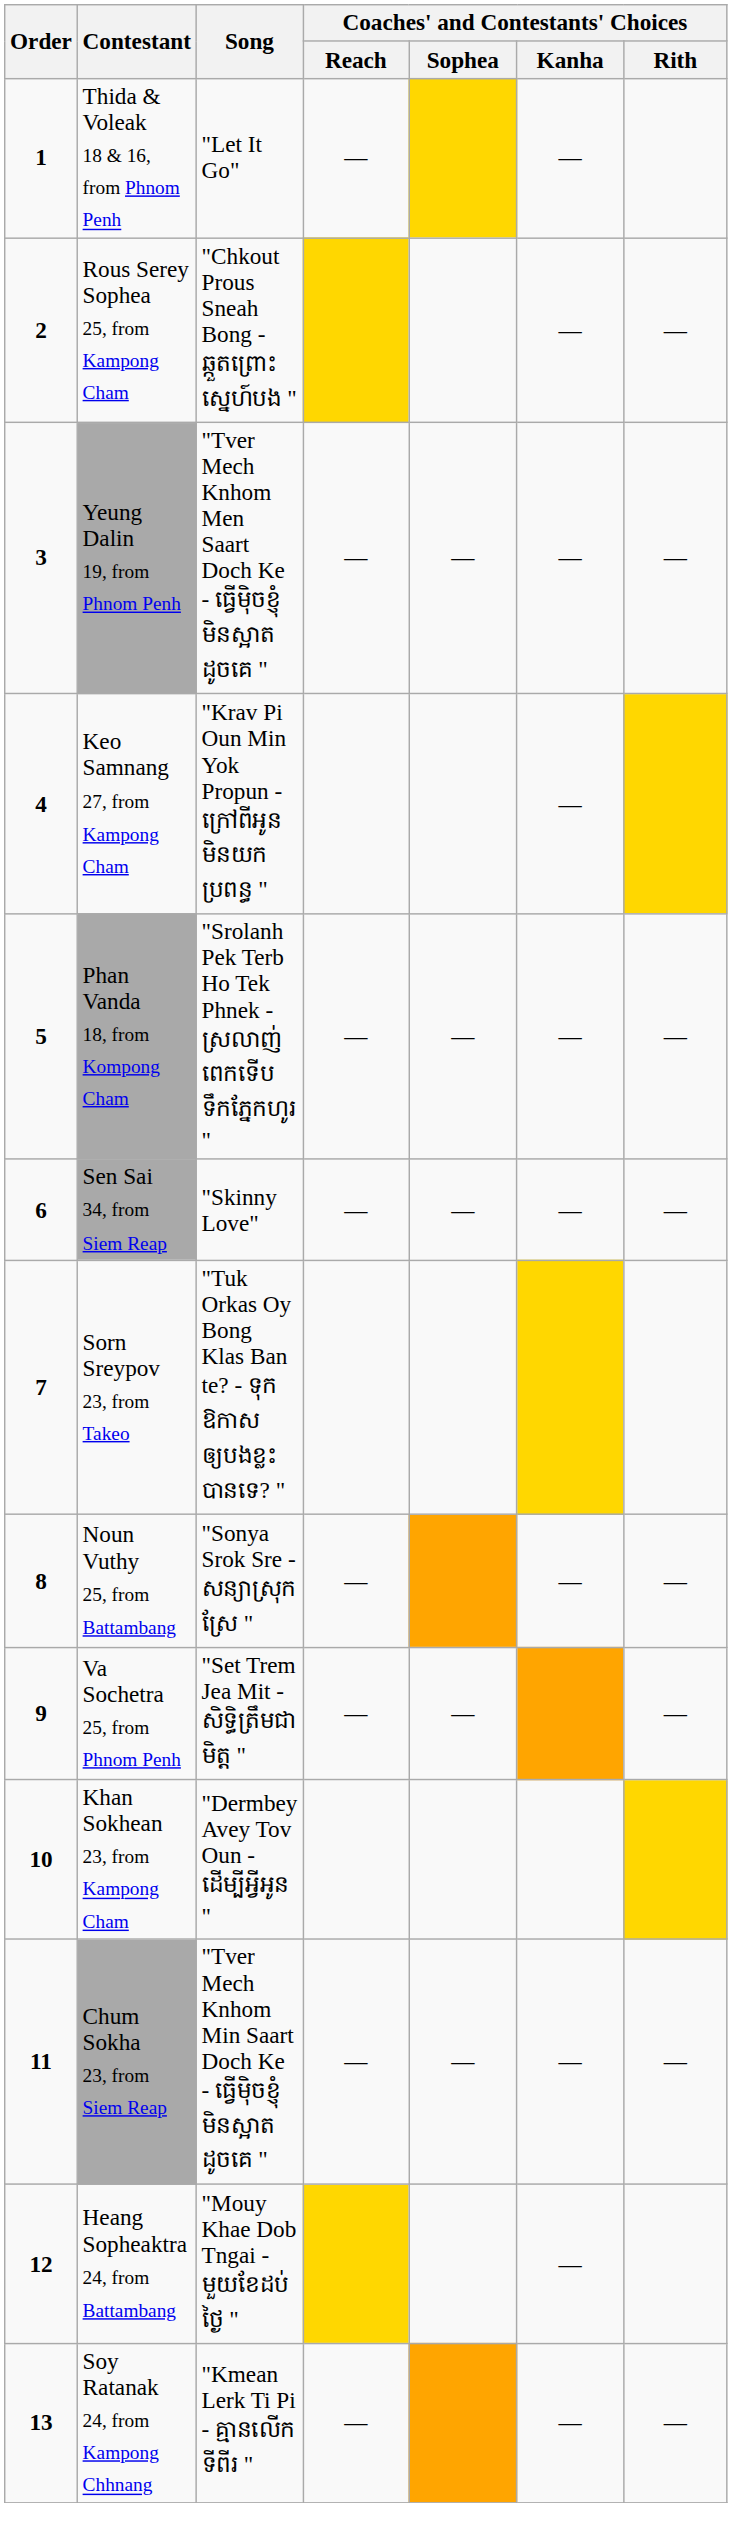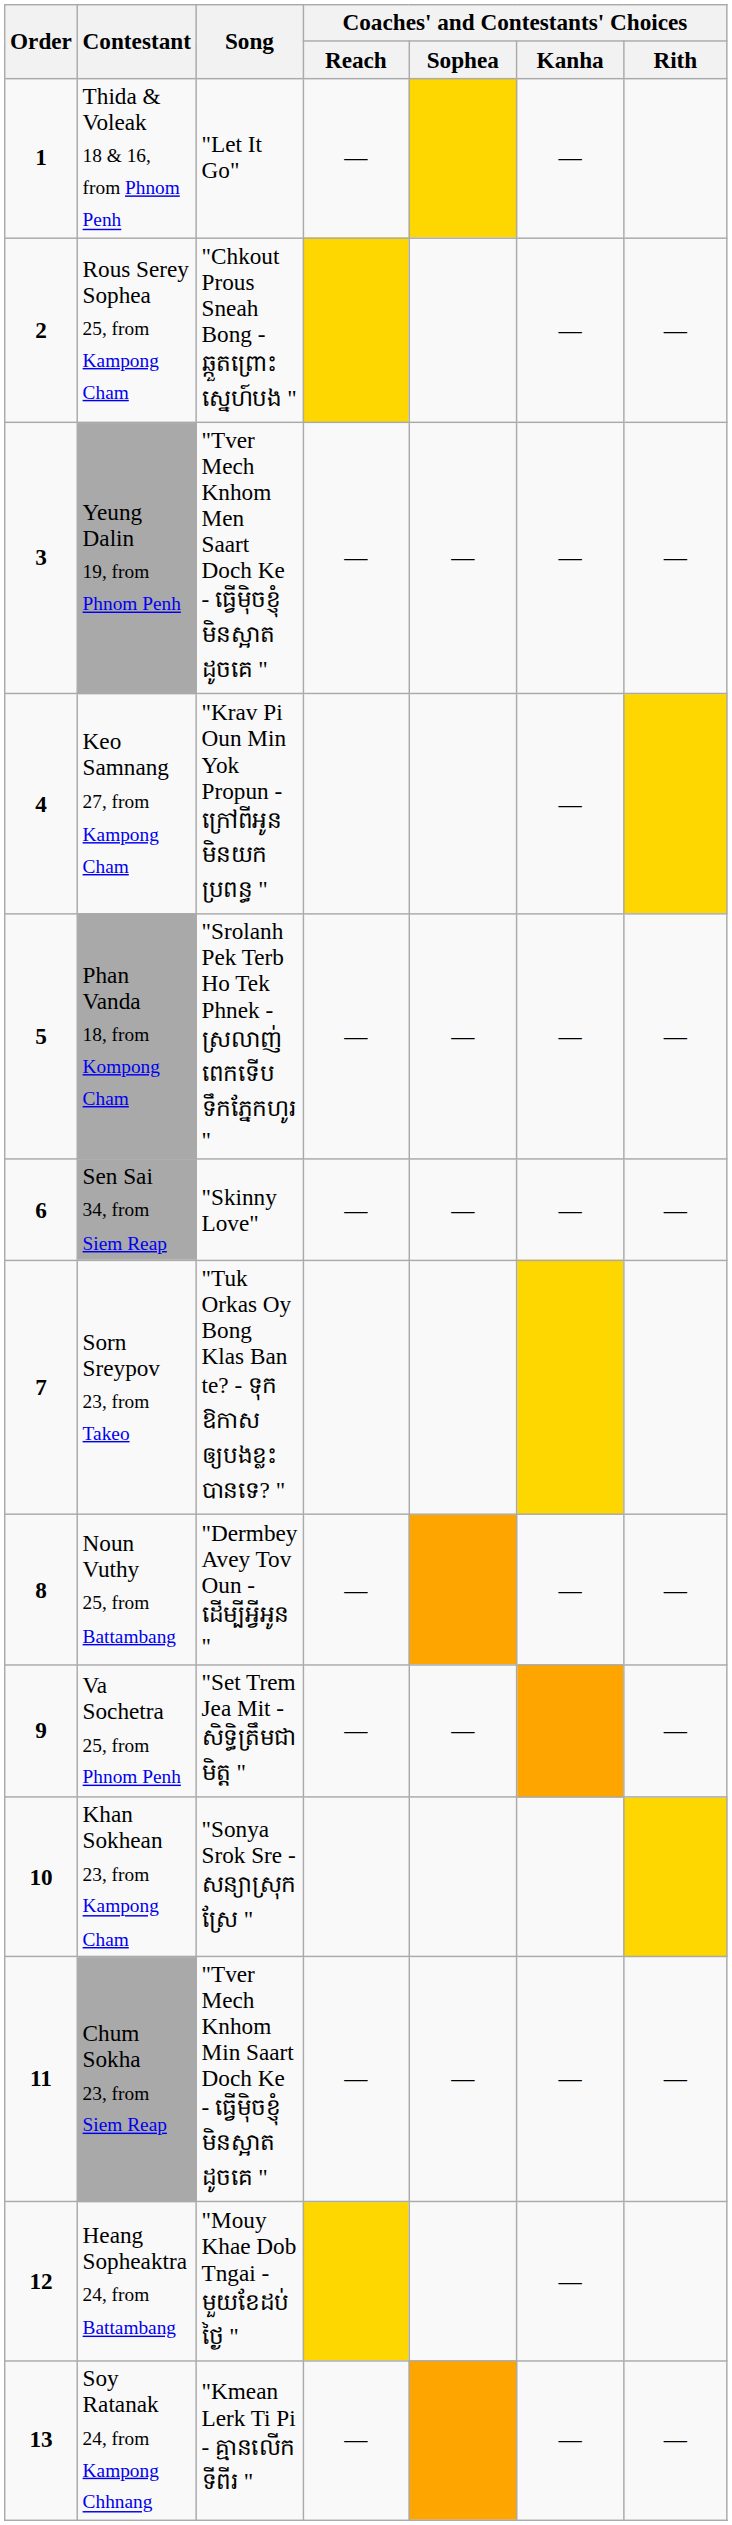(249, 1577) "Sonya Srok Sre - សន្យាស្រុកស្រែ " -> (249, 1589) "Dermbey Avey Tov Oun - ដើម្បីអ្វីអូន "
(249, 1859) "Dermbey Avey Tov Oun - ដើម្បីអ្វីអូន " -> (249, 1873) "Sonya Srok Sre - សន្យាស្រុកស្រែ "
